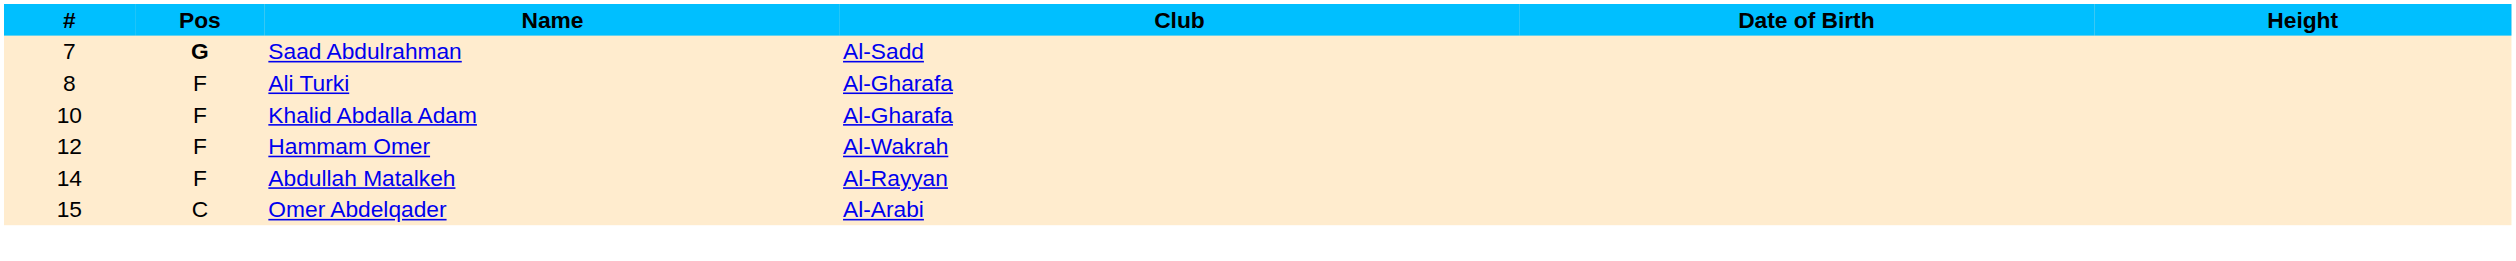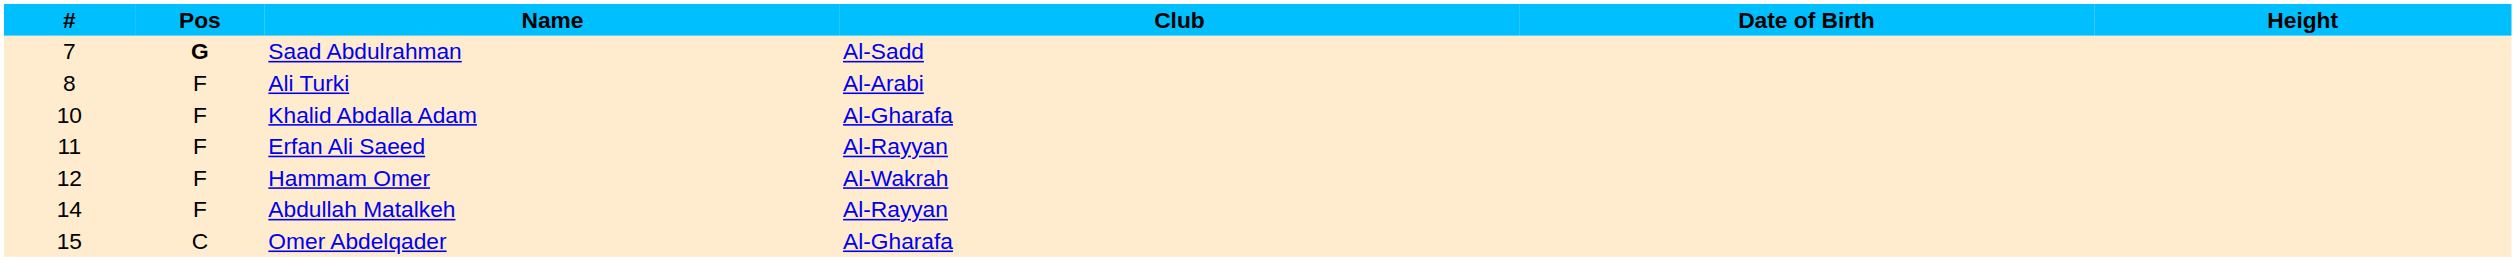(898, 83) Al-Gharafa -> (883, 83) Al-Arabi
+ row: (347, 146)
(883, 209) Al-Arabi -> (898, 241) Al-Gharafa
